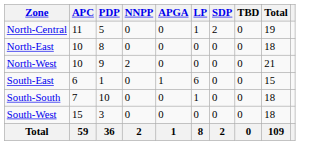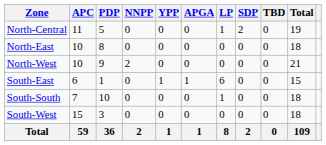+ column: (169, 13)
